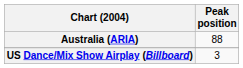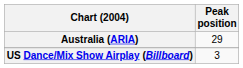(217, 39) 88 -> (217, 39) 29
